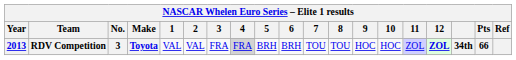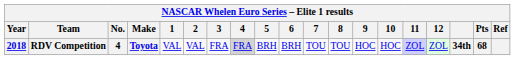(16, 46) 2013 -> (16, 46) 2018
(118, 46) 3 -> (118, 46) 4
(439, 46) bold -> (438, 46) normal
(484, 46) 66 -> (482, 46) 68
